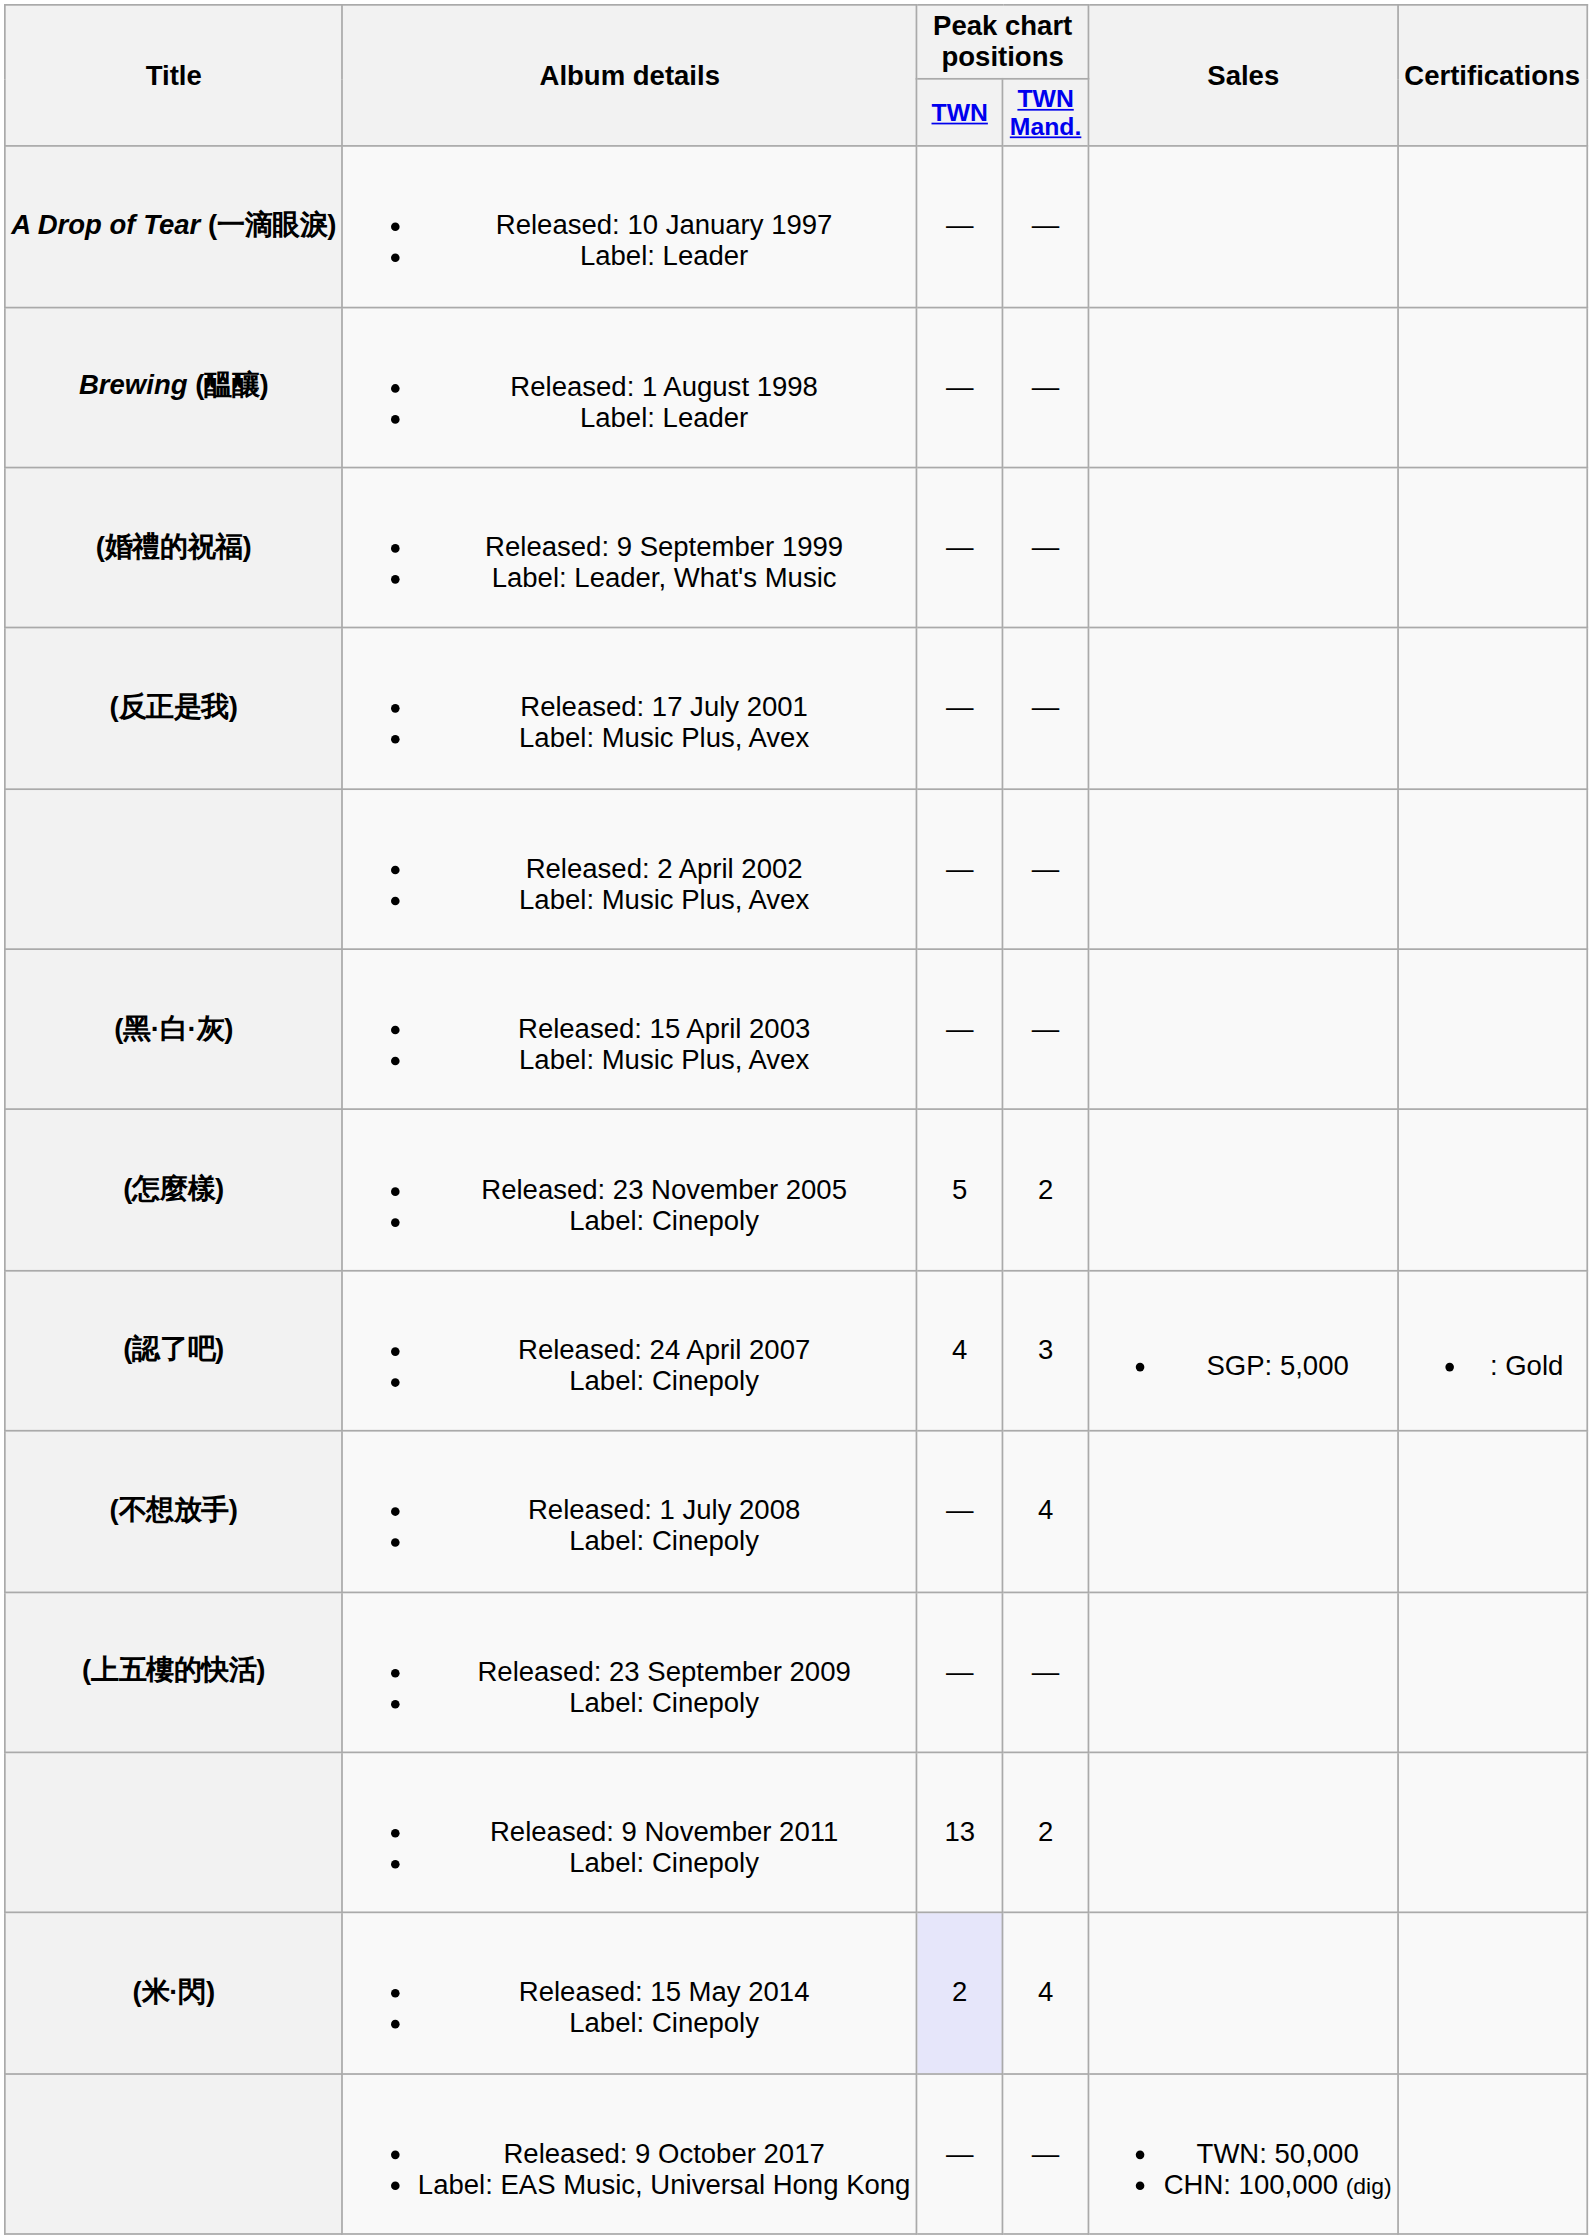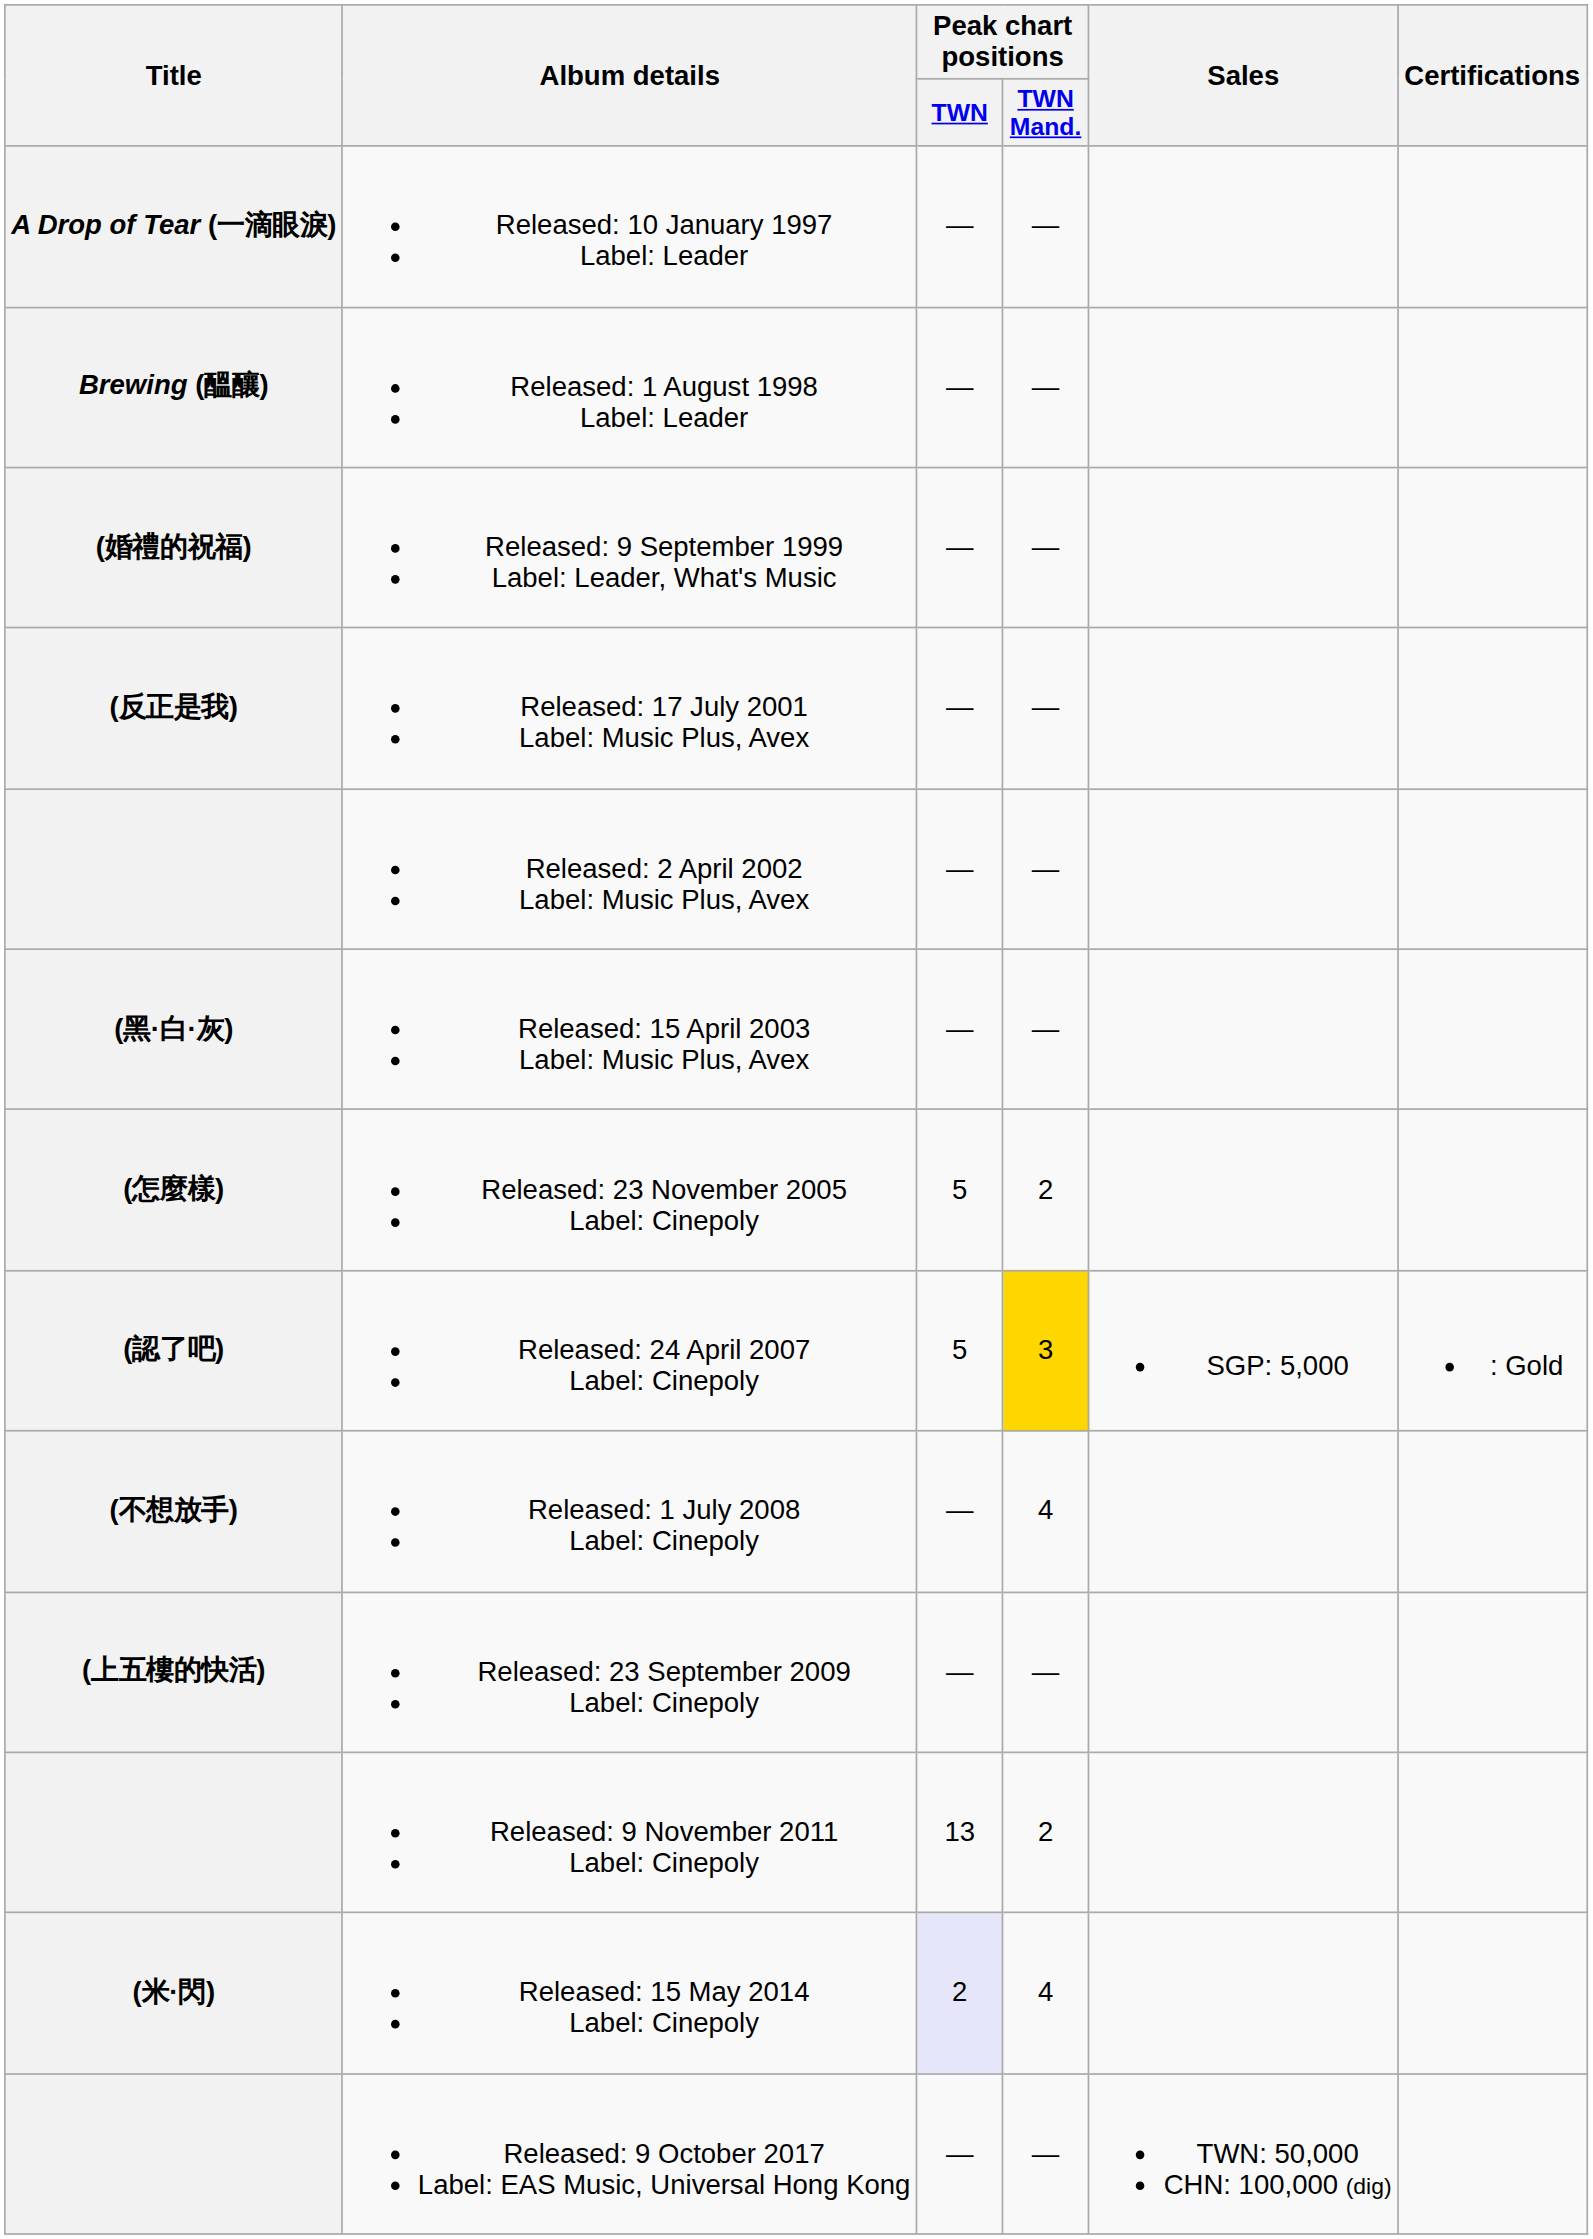(960, 1350) 4 -> (960, 1350) 5
(1046, 1350) no background -> (1046, 1350) gold background
